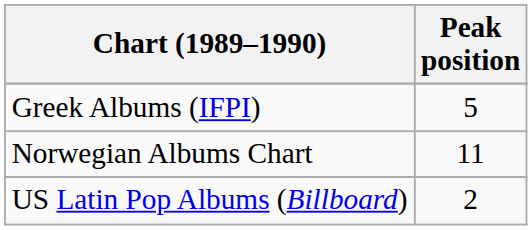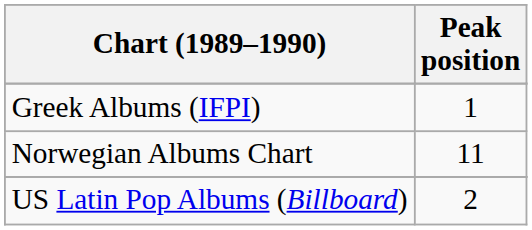(471, 107) 5 -> (471, 107) 1
